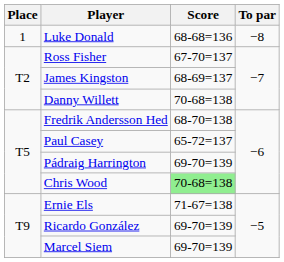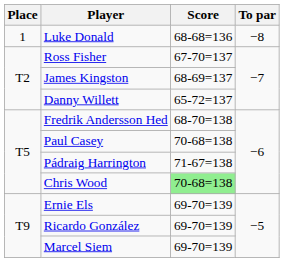(203, 99) 70-68=138 -> (203, 99) 65-72=137
(203, 141) 65-72=137 -> (203, 141) 70-68=138
(203, 162) 69-70=139 -> (203, 162) 71-67=138
(203, 204) 71-67=138 -> (203, 204) 69-70=139
